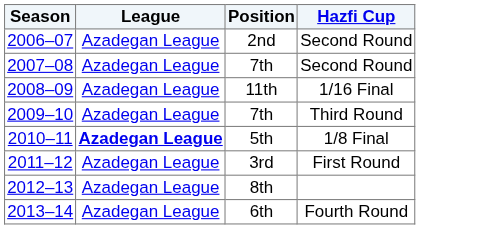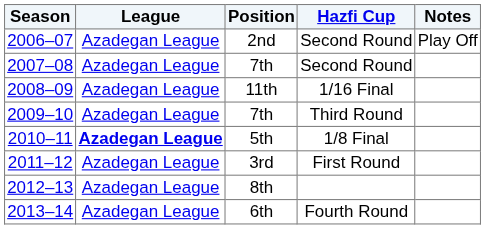+ column: (448, 16)
